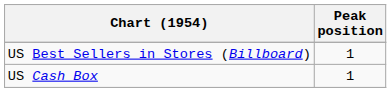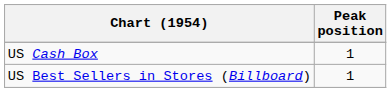rows swapped: (159, 54) <-> (53, 76)
